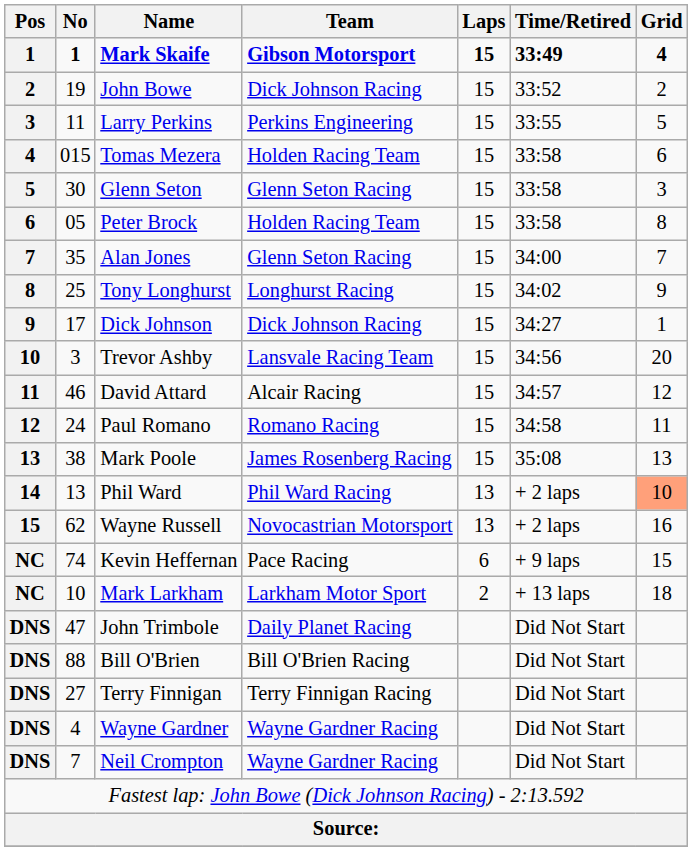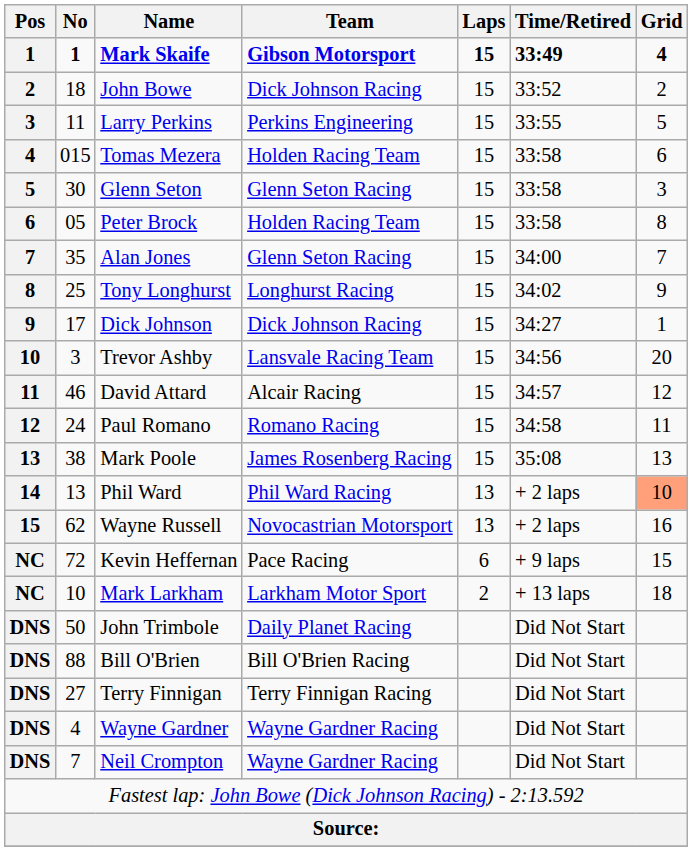(75, 88) 19 -> (75, 88) 18
(75, 559) 74 -> (75, 559) 72
(75, 626) 47 -> (75, 626) 50
